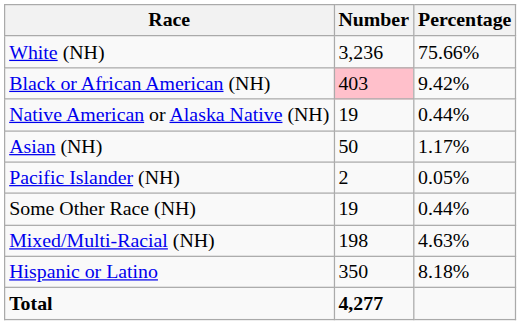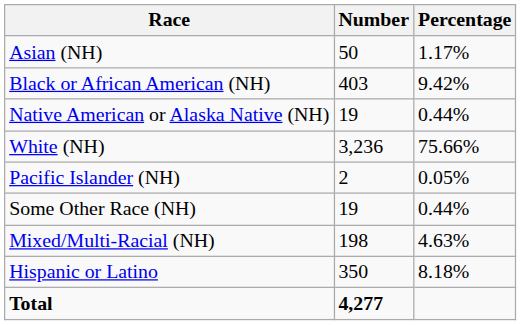rows swapped: (57, 51) <-> (56, 146)
(353, 83) pink background -> (353, 83) no background
